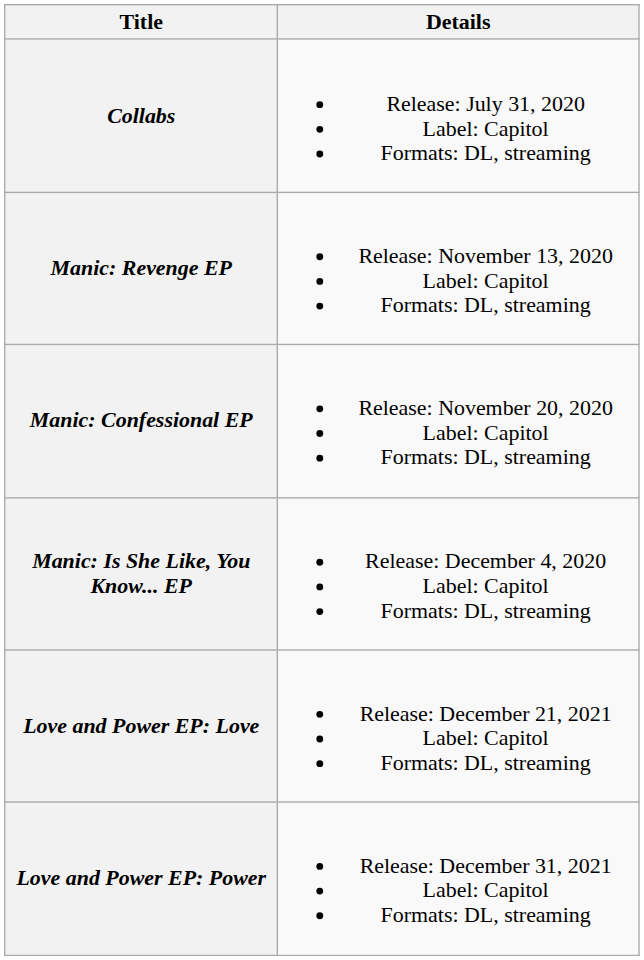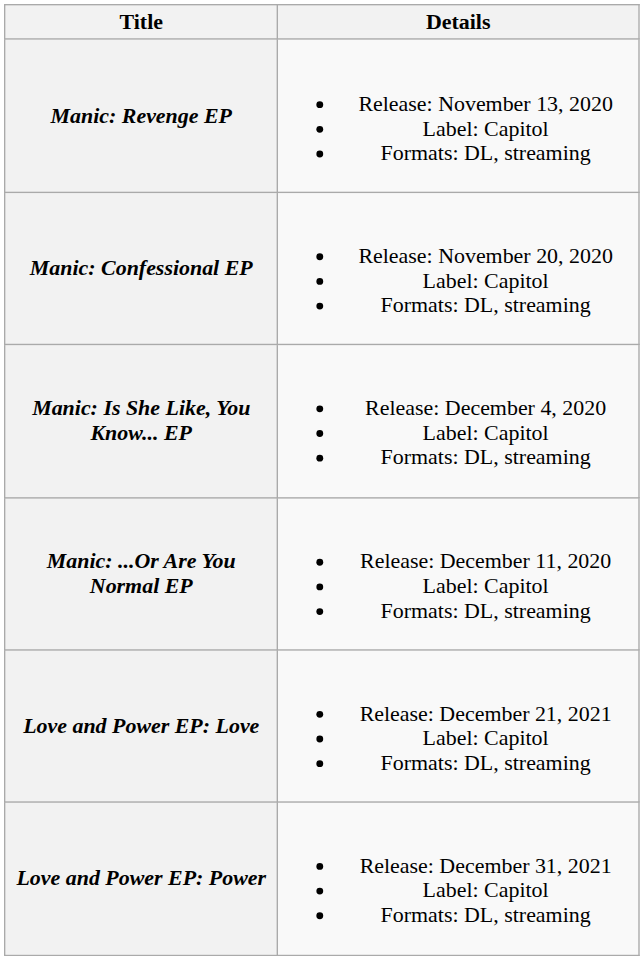- row: (141, 115)
+ row: (141, 573)
